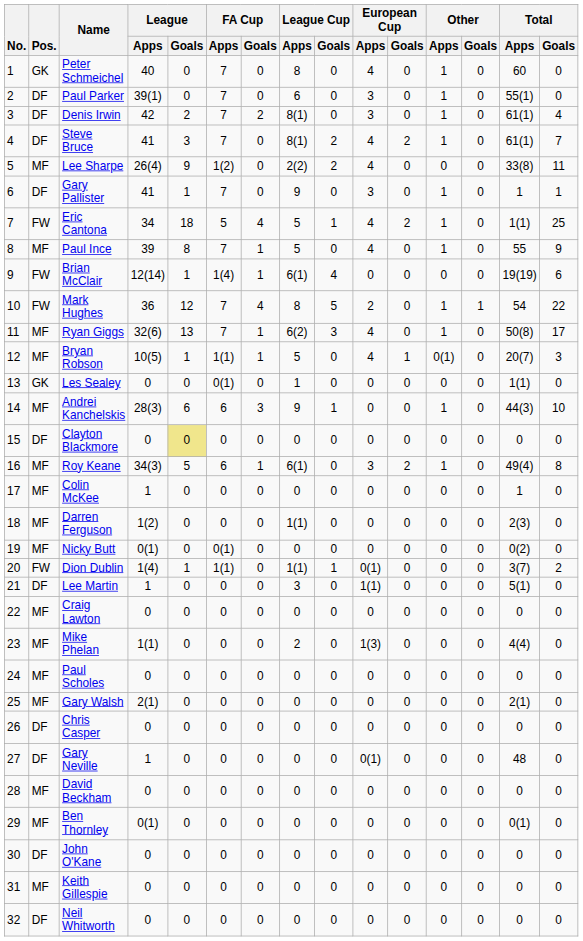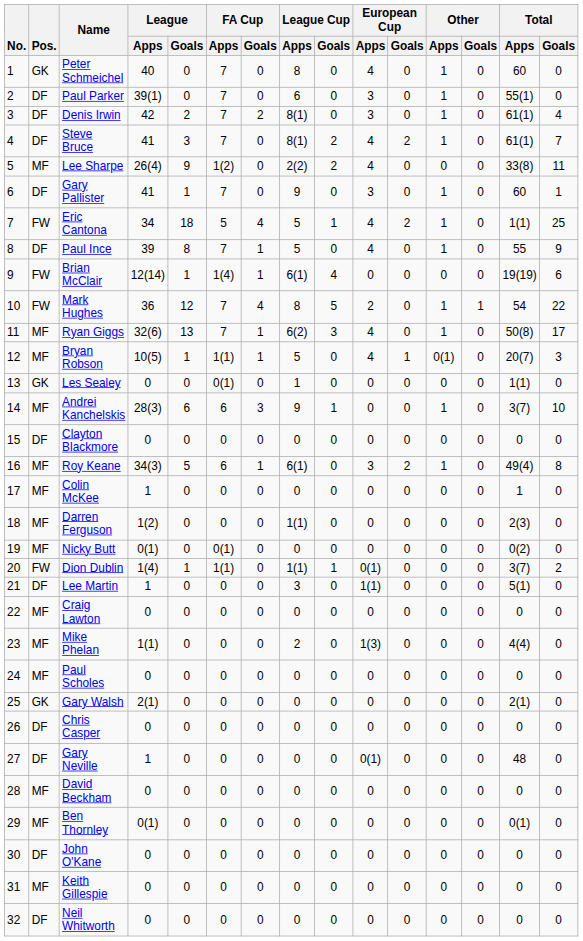(520, 191) 1 -> (520, 191) 60
(40, 249) MF -> (40, 249) DF
(520, 408) 44(3) -> (520, 408) 3(7)
(187, 440) khaki background -> (187, 440) no background
(40, 701) MF -> (40, 701) GK
